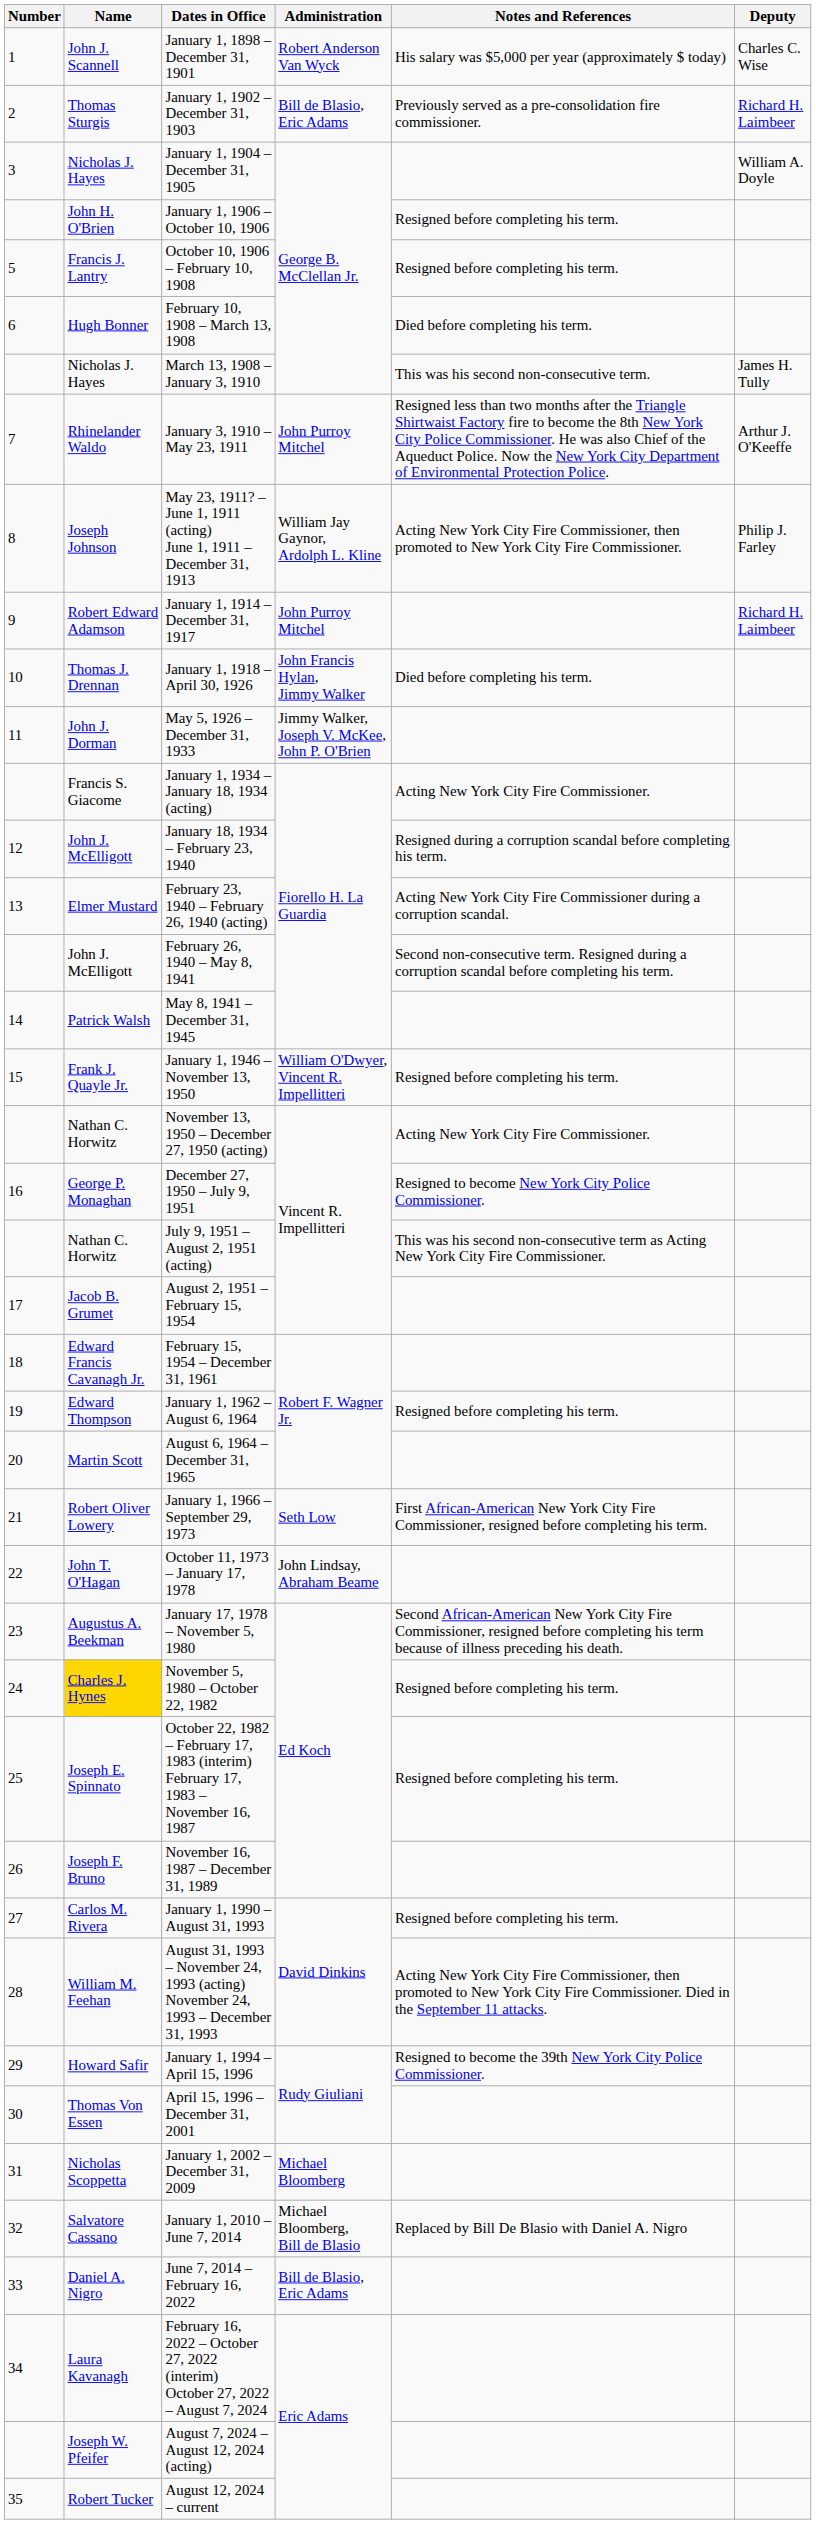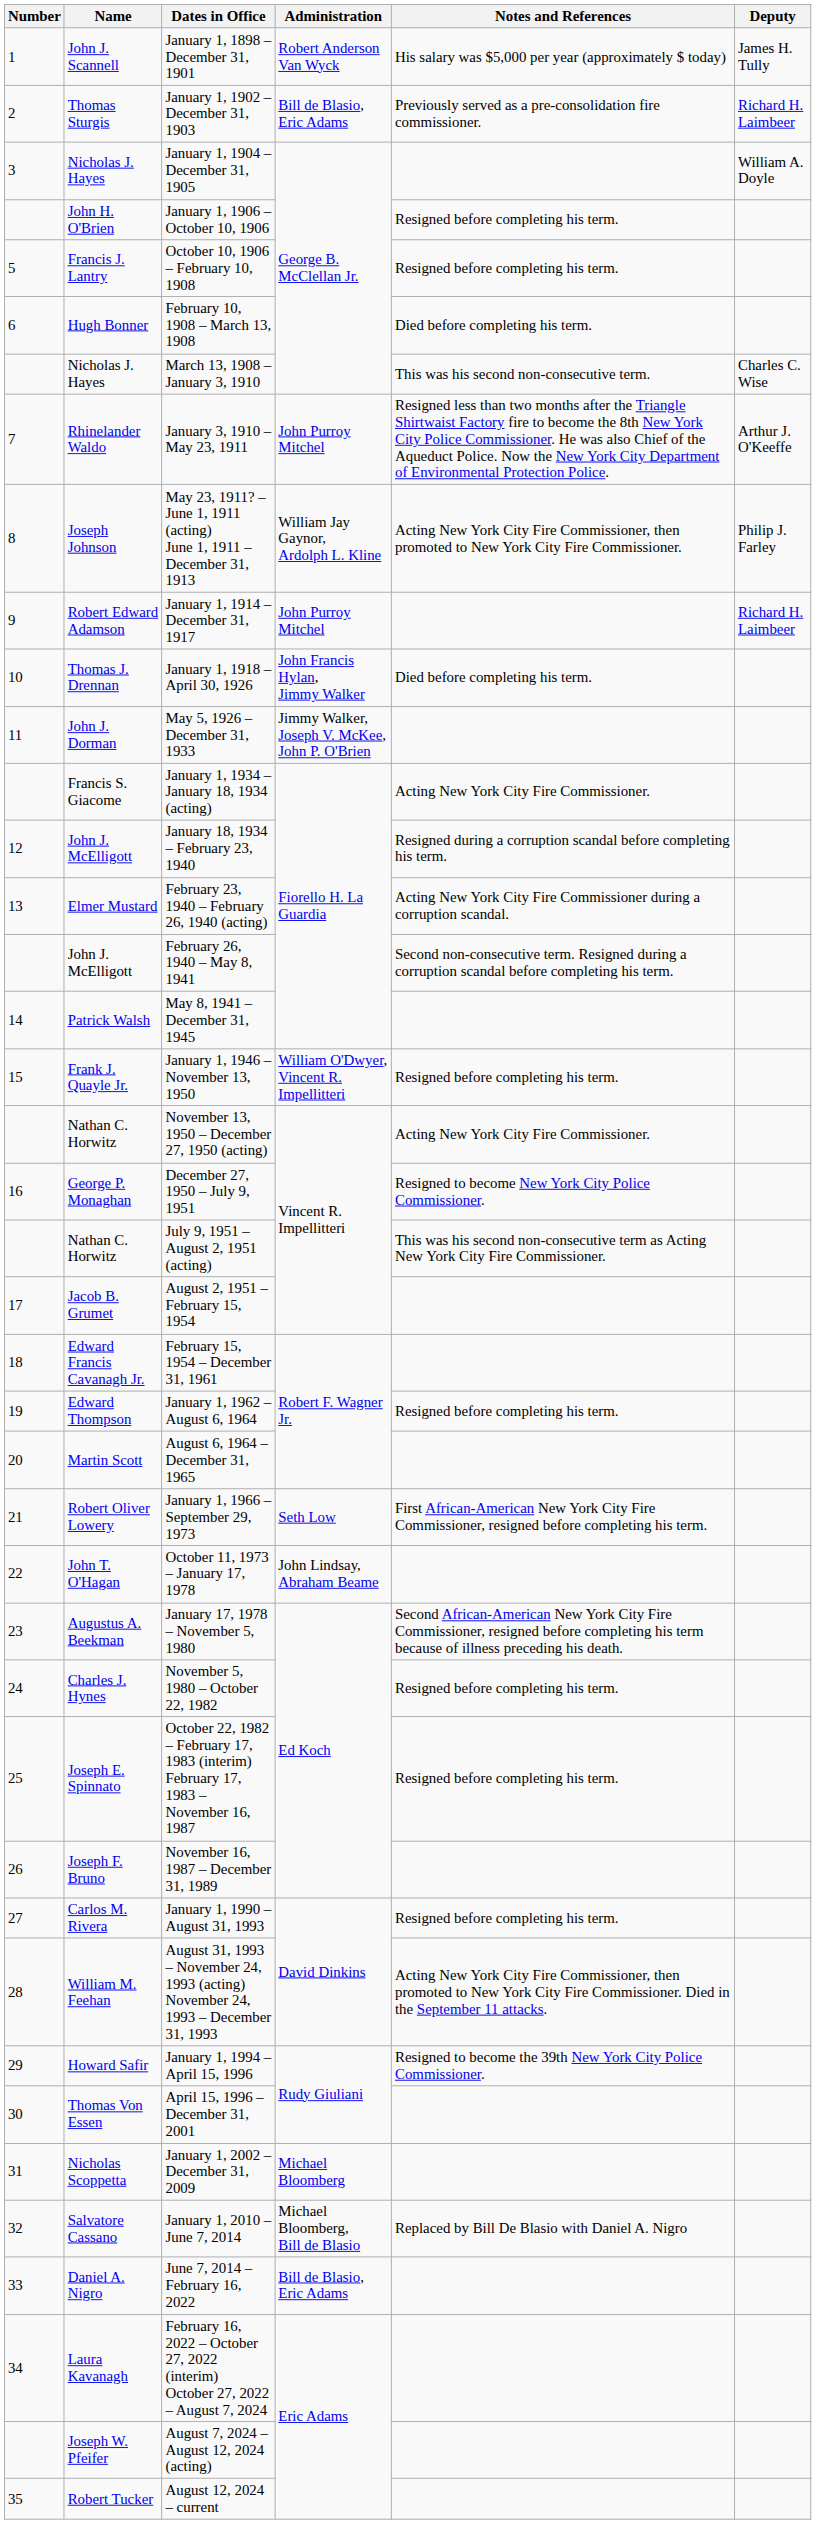(769, 56) Charles C. Wise -> (765, 56) James H. Tully
(765, 374) James H. Tully -> (769, 374) Charles C. Wise
(97, 1688) gold background -> (97, 1688) no background
